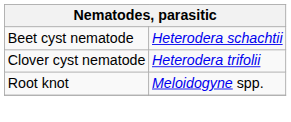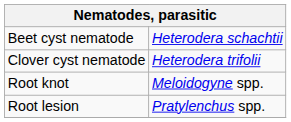+ row: (43, 106)
